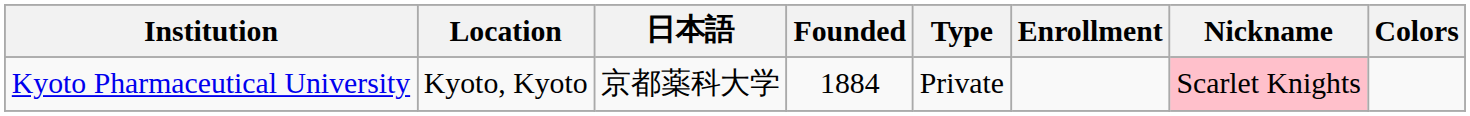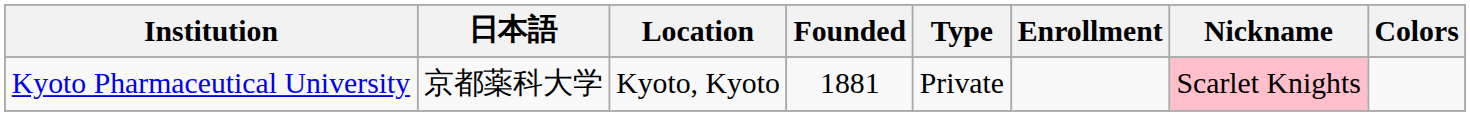columns swapped: (691, 29) <-> (506, 30)
(850, 83) 1884 -> (850, 83) 1881
